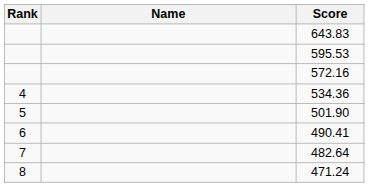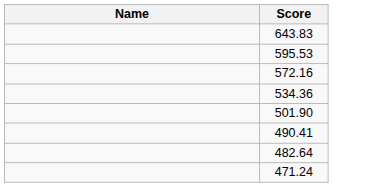- column: (23, 14)
